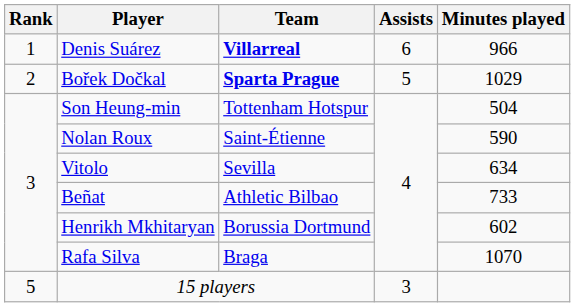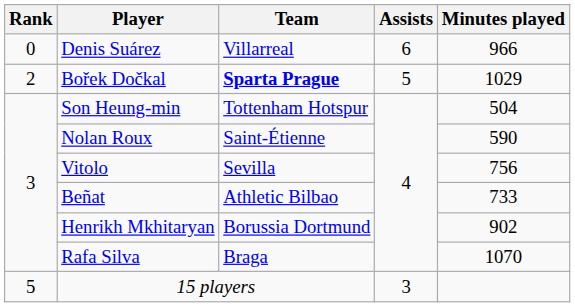(31, 49) 1 -> (31, 49) 0
(262, 49) bold -> (259, 49) normal
(503, 167) 634 -> (503, 167) 756
(503, 227) 602 -> (503, 227) 902
